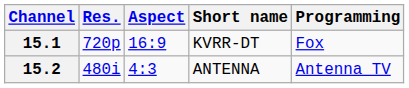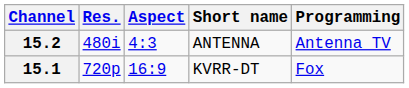rows swapped: (42, 43) <-> (42, 69)
